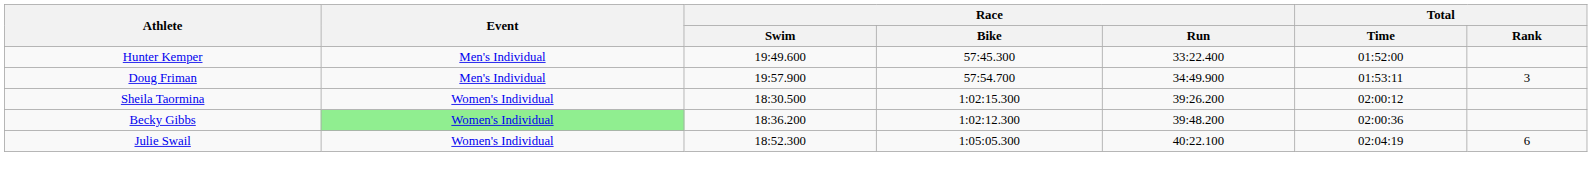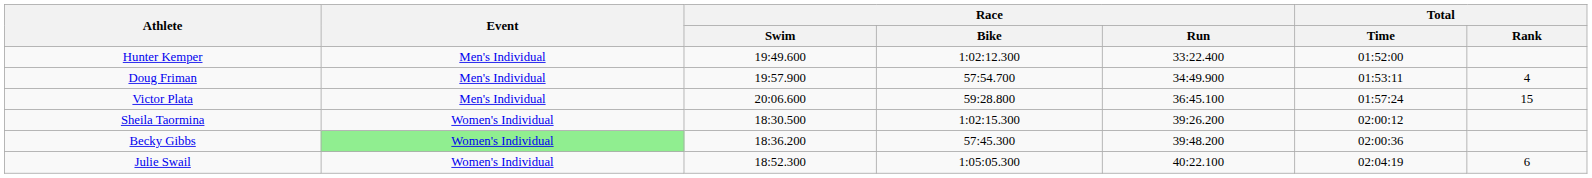(989, 57) 57:45.300 -> (989, 57) 1:02:12.300
(1527, 78) 3 -> (1527, 78) 4
+ row: (163, 99)
(989, 120) 1:02:12.300 -> (989, 141) 57:45.300
